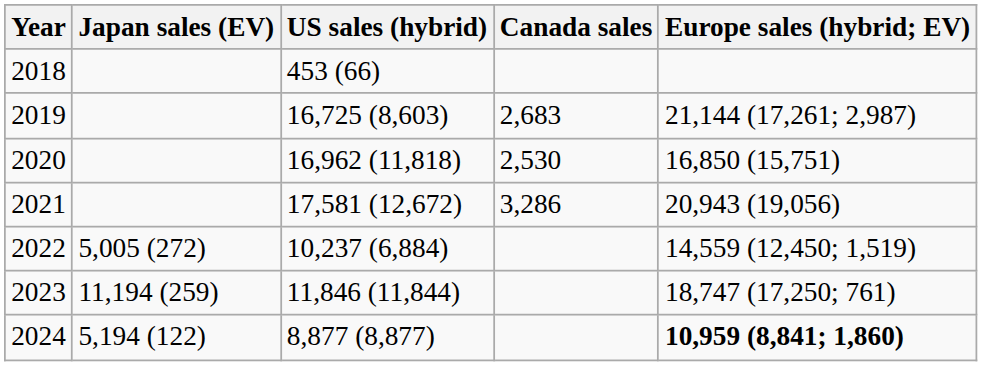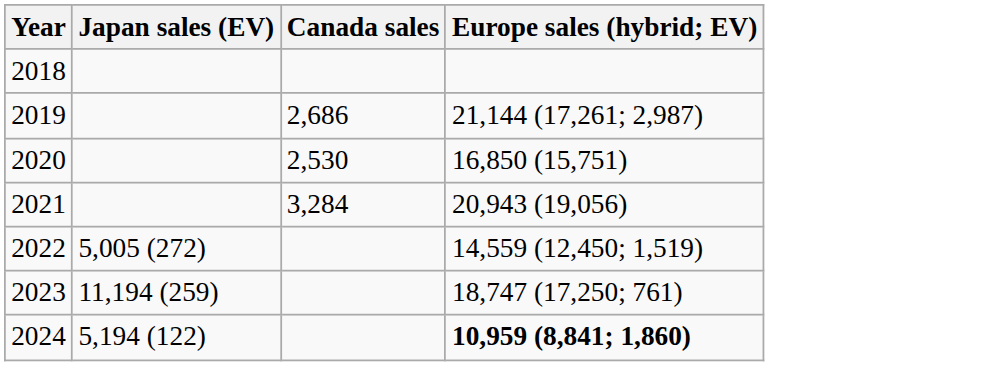- column: (387, 26)
(531, 114) 2,683 -> (318, 114) 2,686
(531, 203) 3,286 -> (318, 203) 3,284
